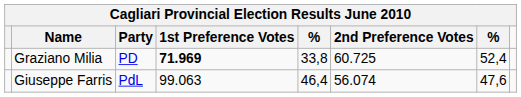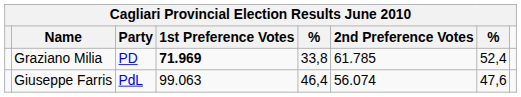(355, 59) 60.725 -> (355, 59) 61.785
